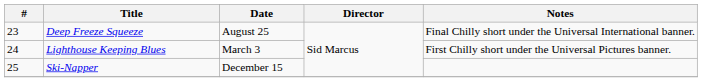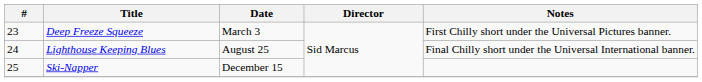(245, 31) August 25 -> (241, 31) March 3
(560, 31) Final Chilly short under the Universal International banner. -> (548, 31) First Chilly short under the Universal Pictures banner.
(241, 49) March 3 -> (245, 49) August 25
(548, 49) First Chilly short under the Universal Pictures banner. -> (560, 49) Final Chilly short under the Universal International banner.
